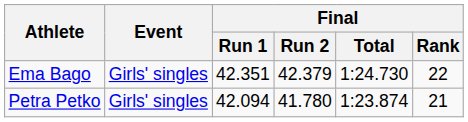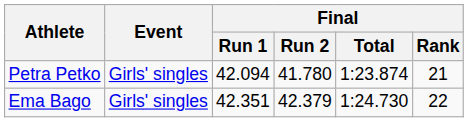rows swapped: (50, 74) <-> (55, 102)
